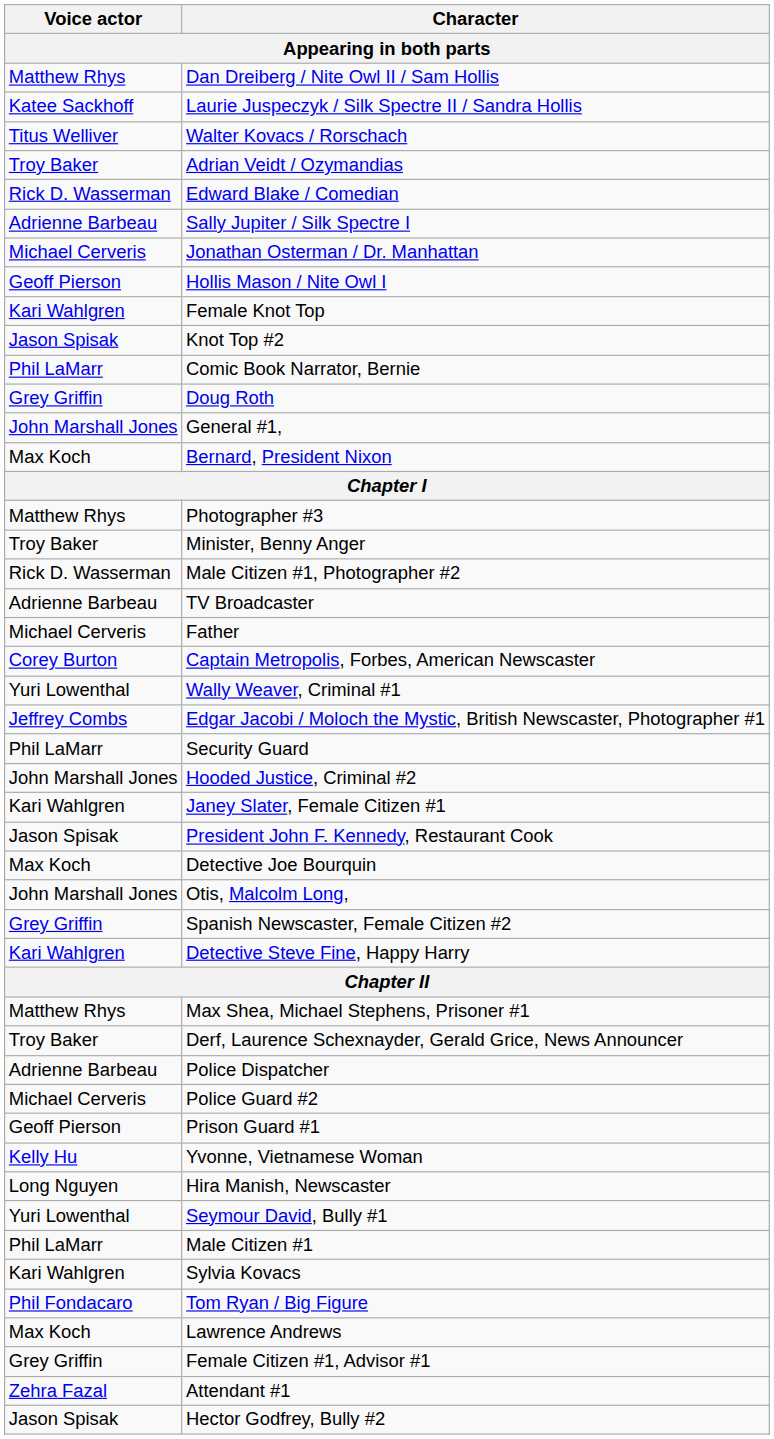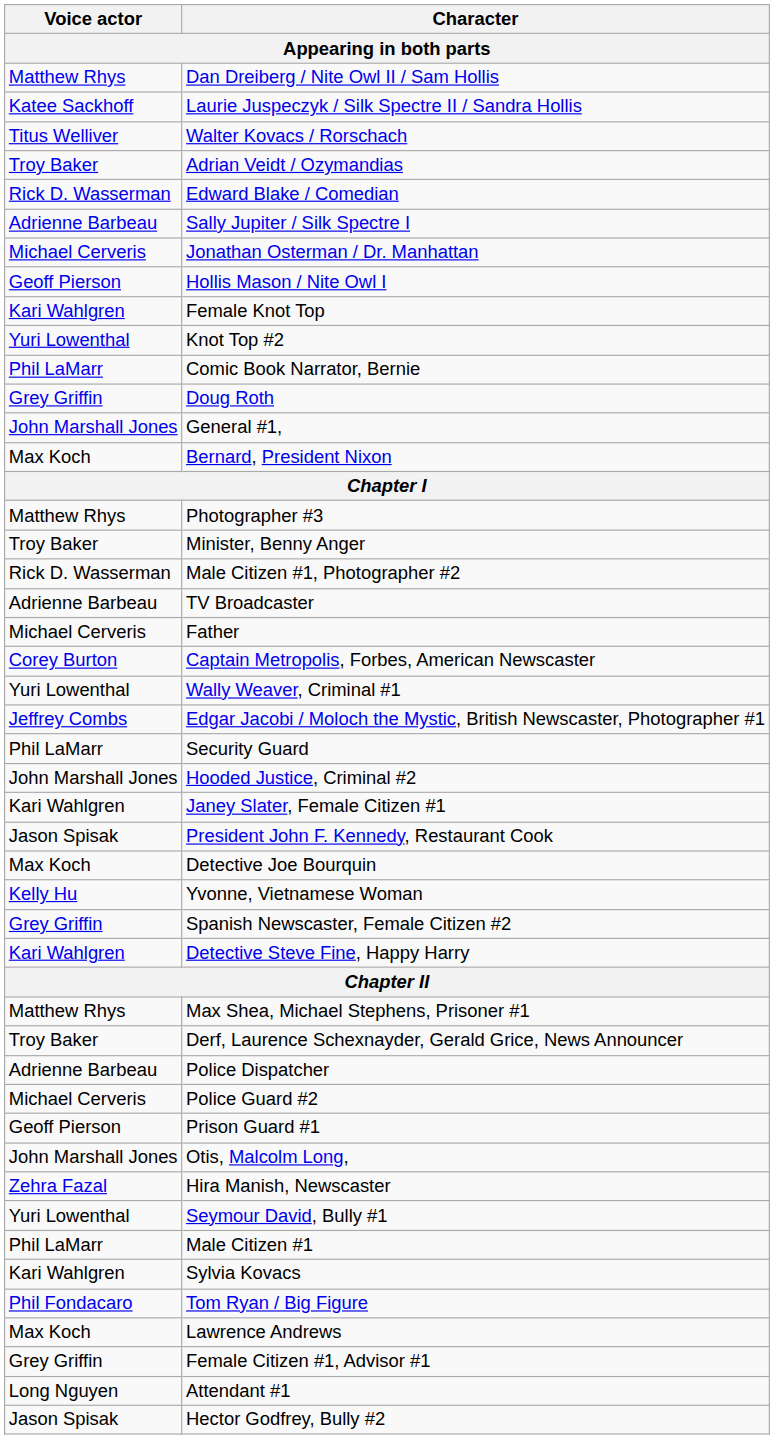(64, 340) Jason Spisak -> (69, 340) Yuri Lowenthal
rows swapped: (304, 1157) <-> (267, 894)
(64, 1186) Long Nguyen -> (58, 1186) Zehra Fazal
(58, 1390) Zehra Fazal -> (64, 1390) Long Nguyen
